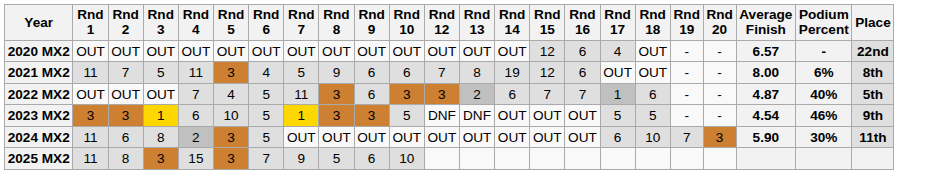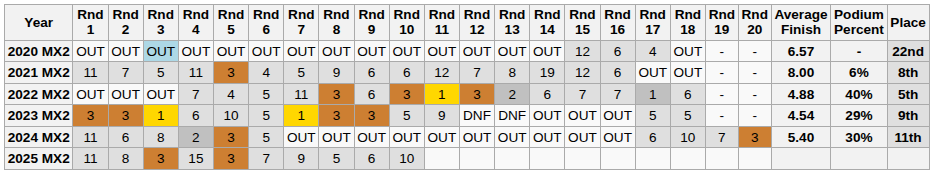+ column: (442, 22)
(161, 51) no background -> (161, 51) lightblue background
(766, 94) 4.87 -> (801, 94) 4.88
(824, 116) 46% -> (859, 116) 29%
(766, 137) 5.90 -> (801, 137) 5.40
